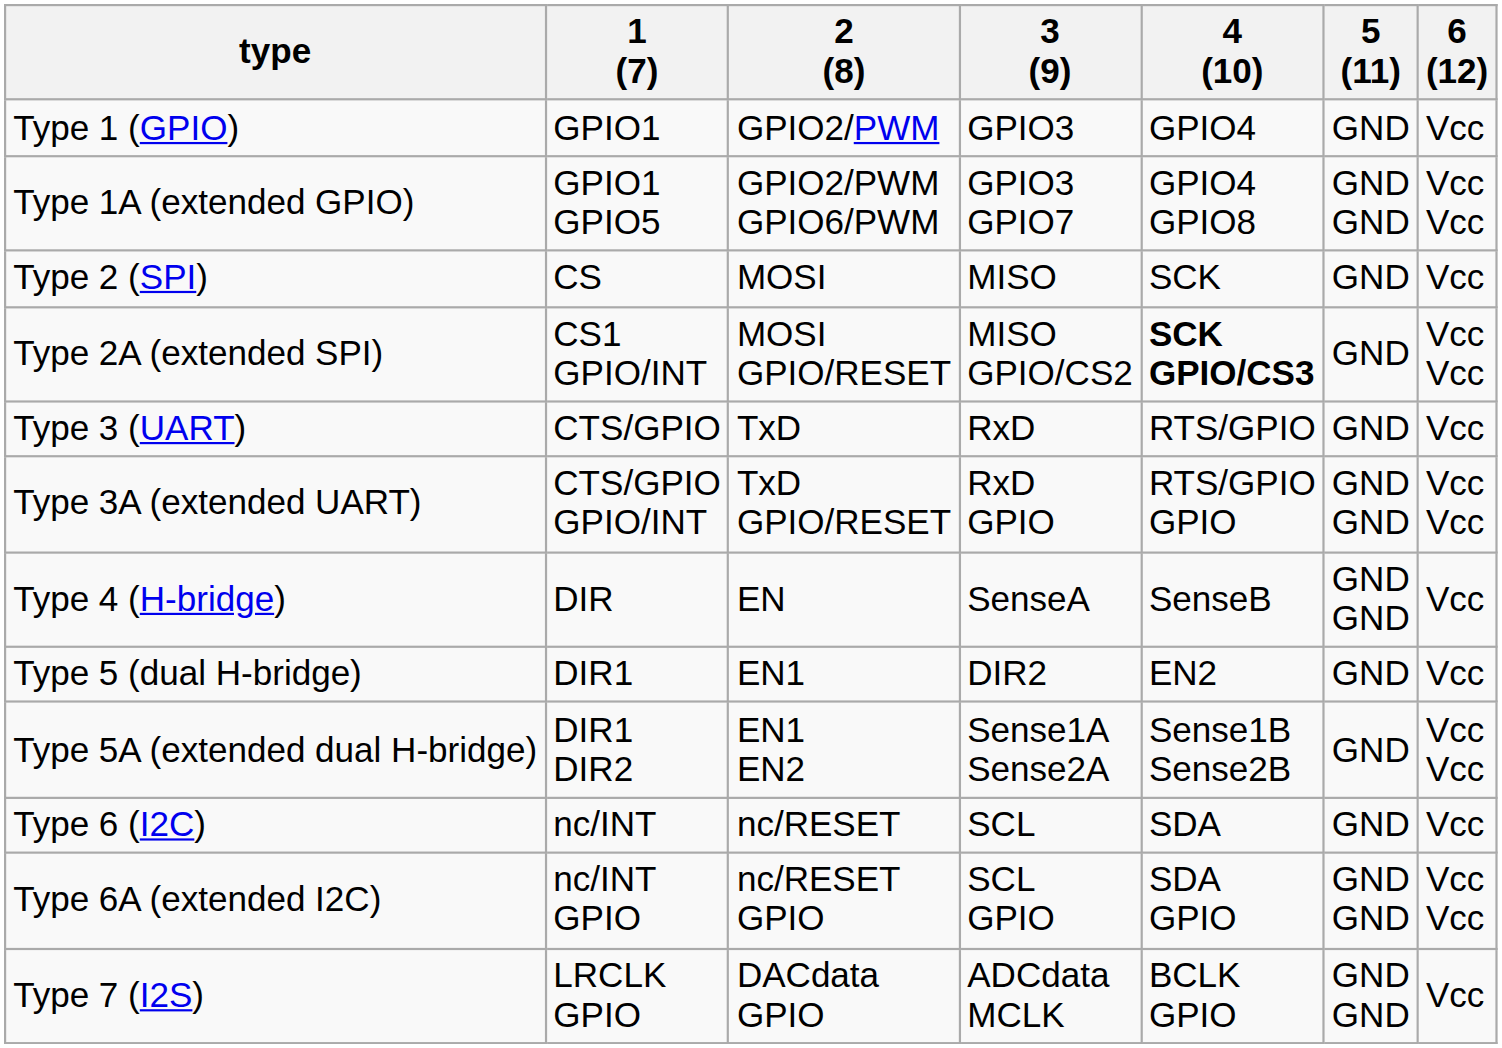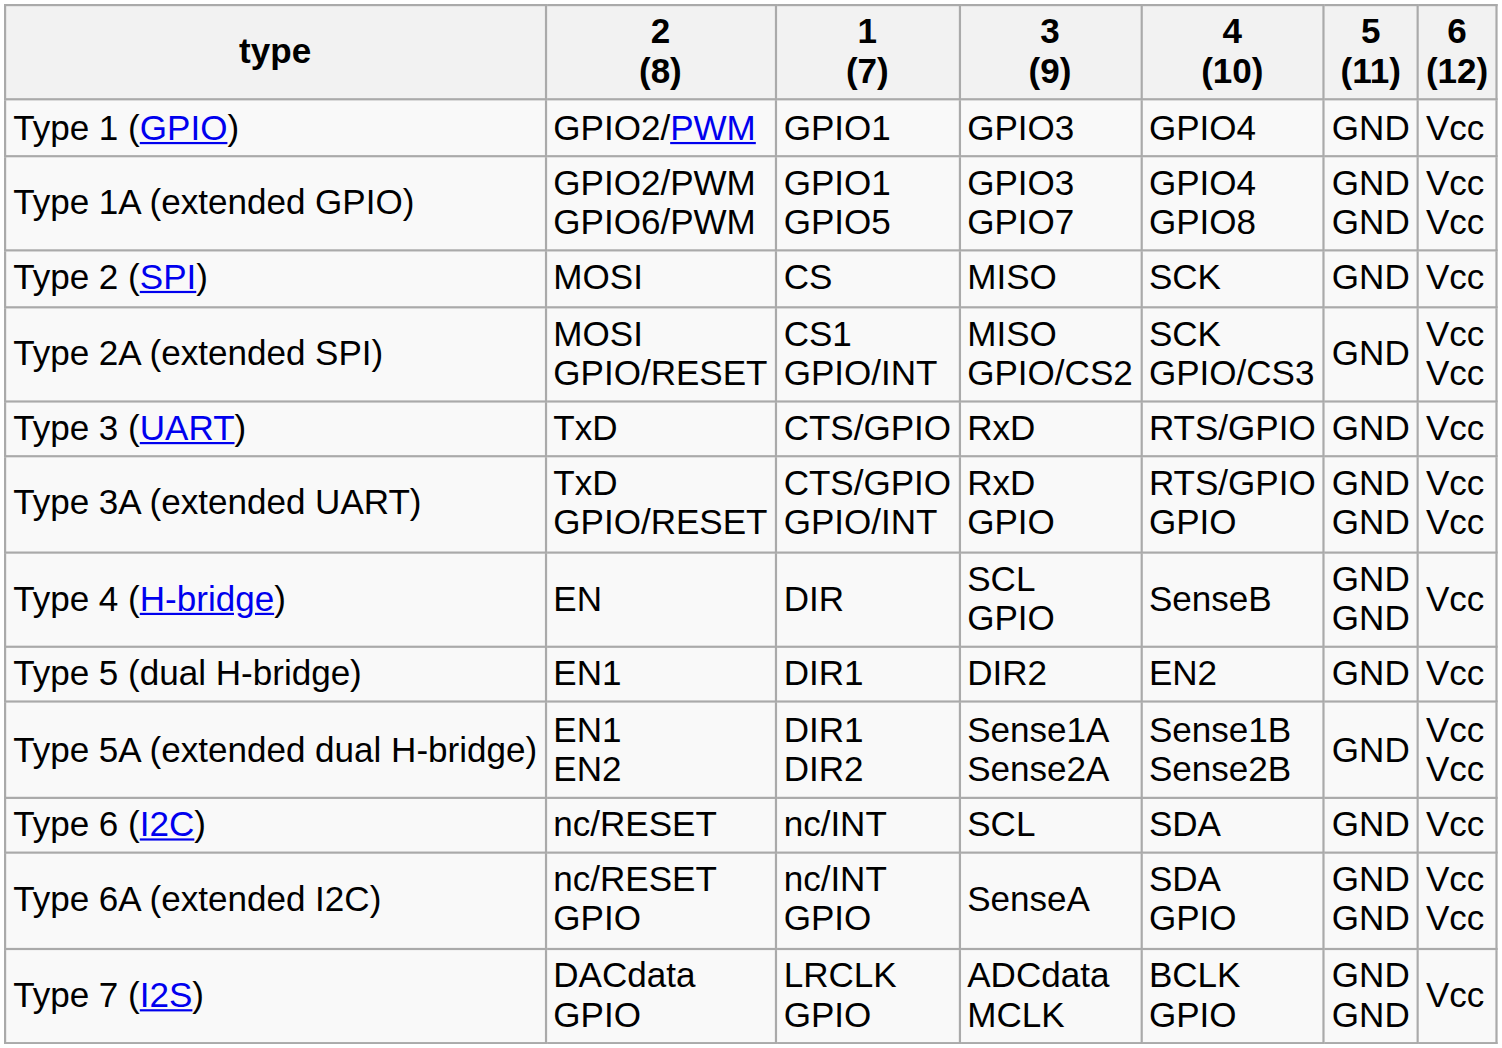columns swapped: (637, 51) <-> (844, 51)
(1232, 353) bold -> (1232, 353) normal
(1029, 598) SenseA -> (1011, 598) SCL GPIO
(1011, 899) SCL GPIO -> (1029, 899) SenseA
